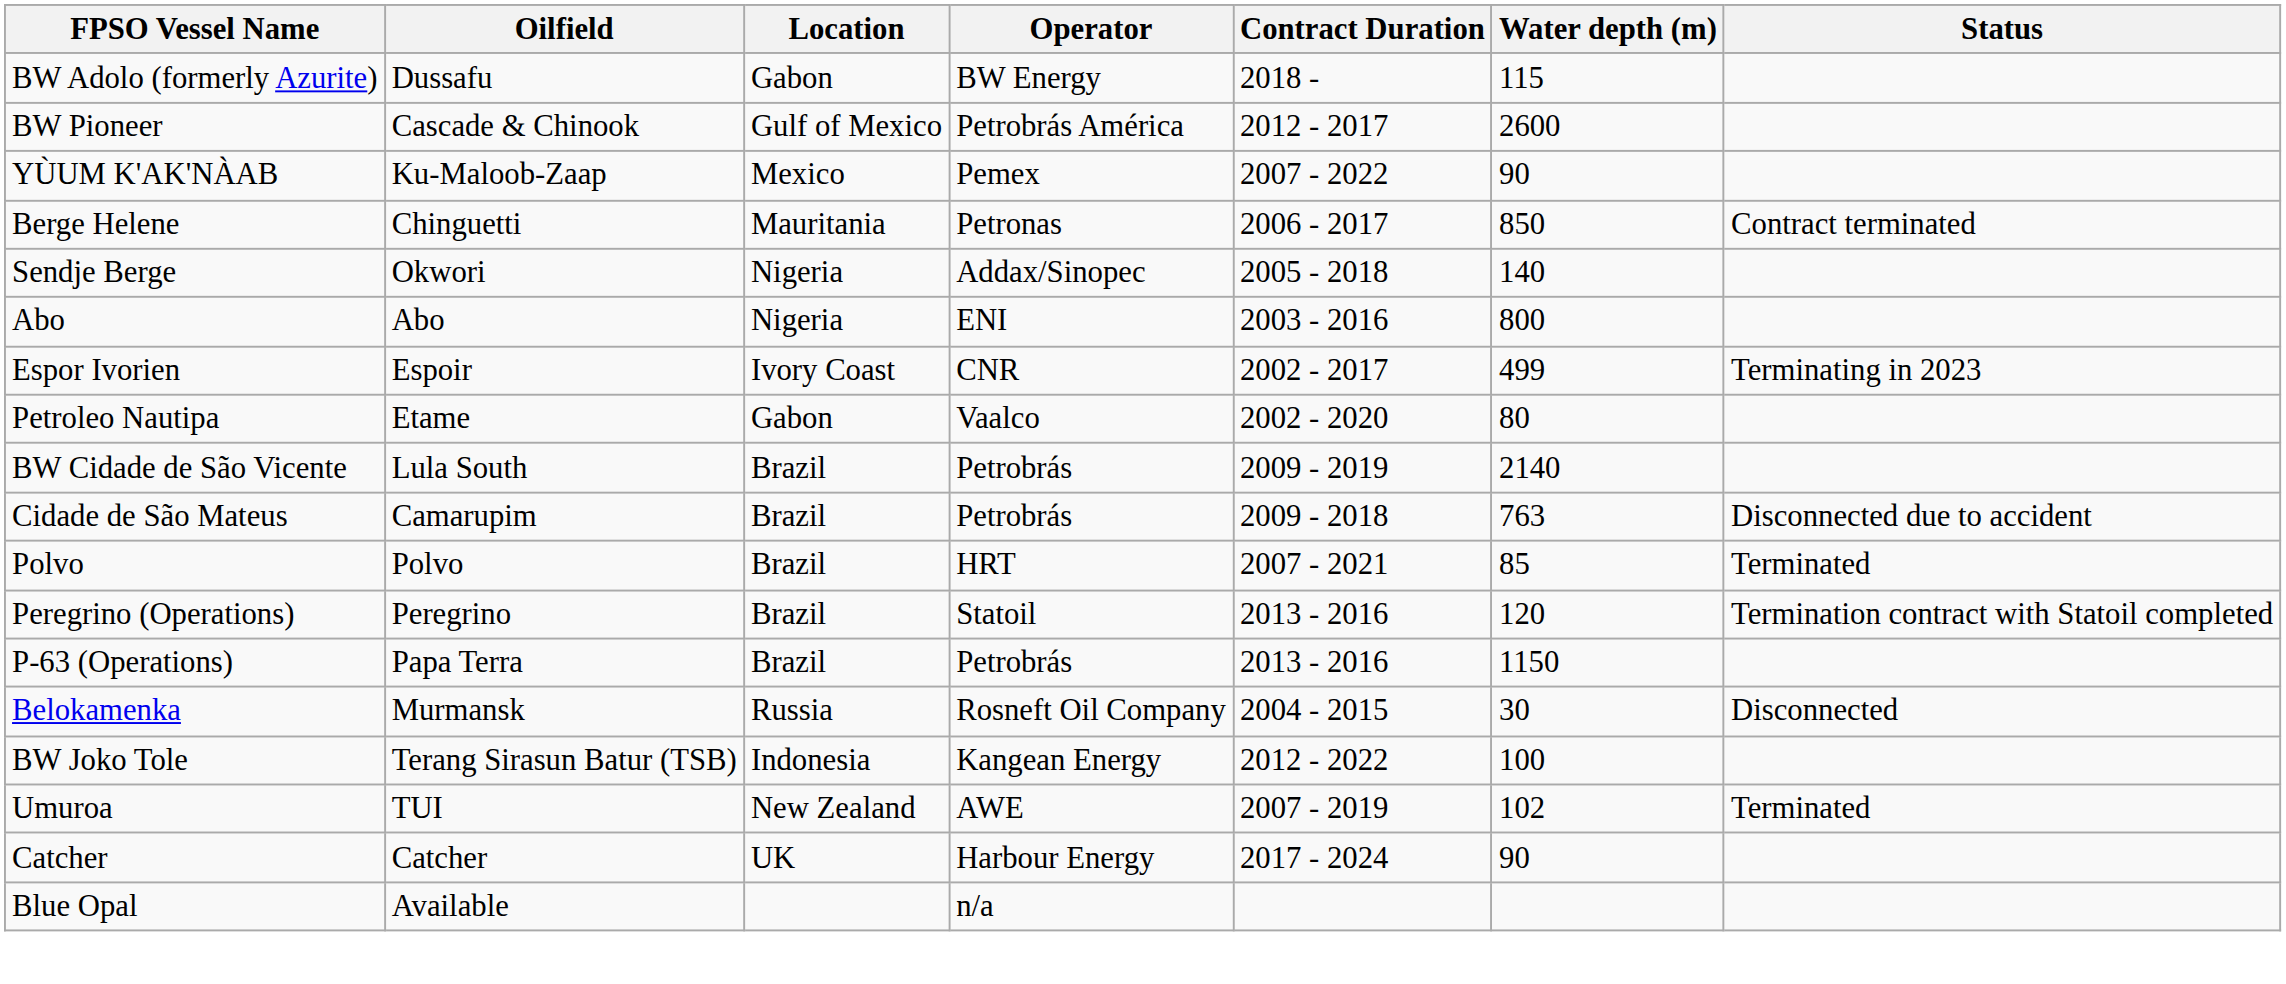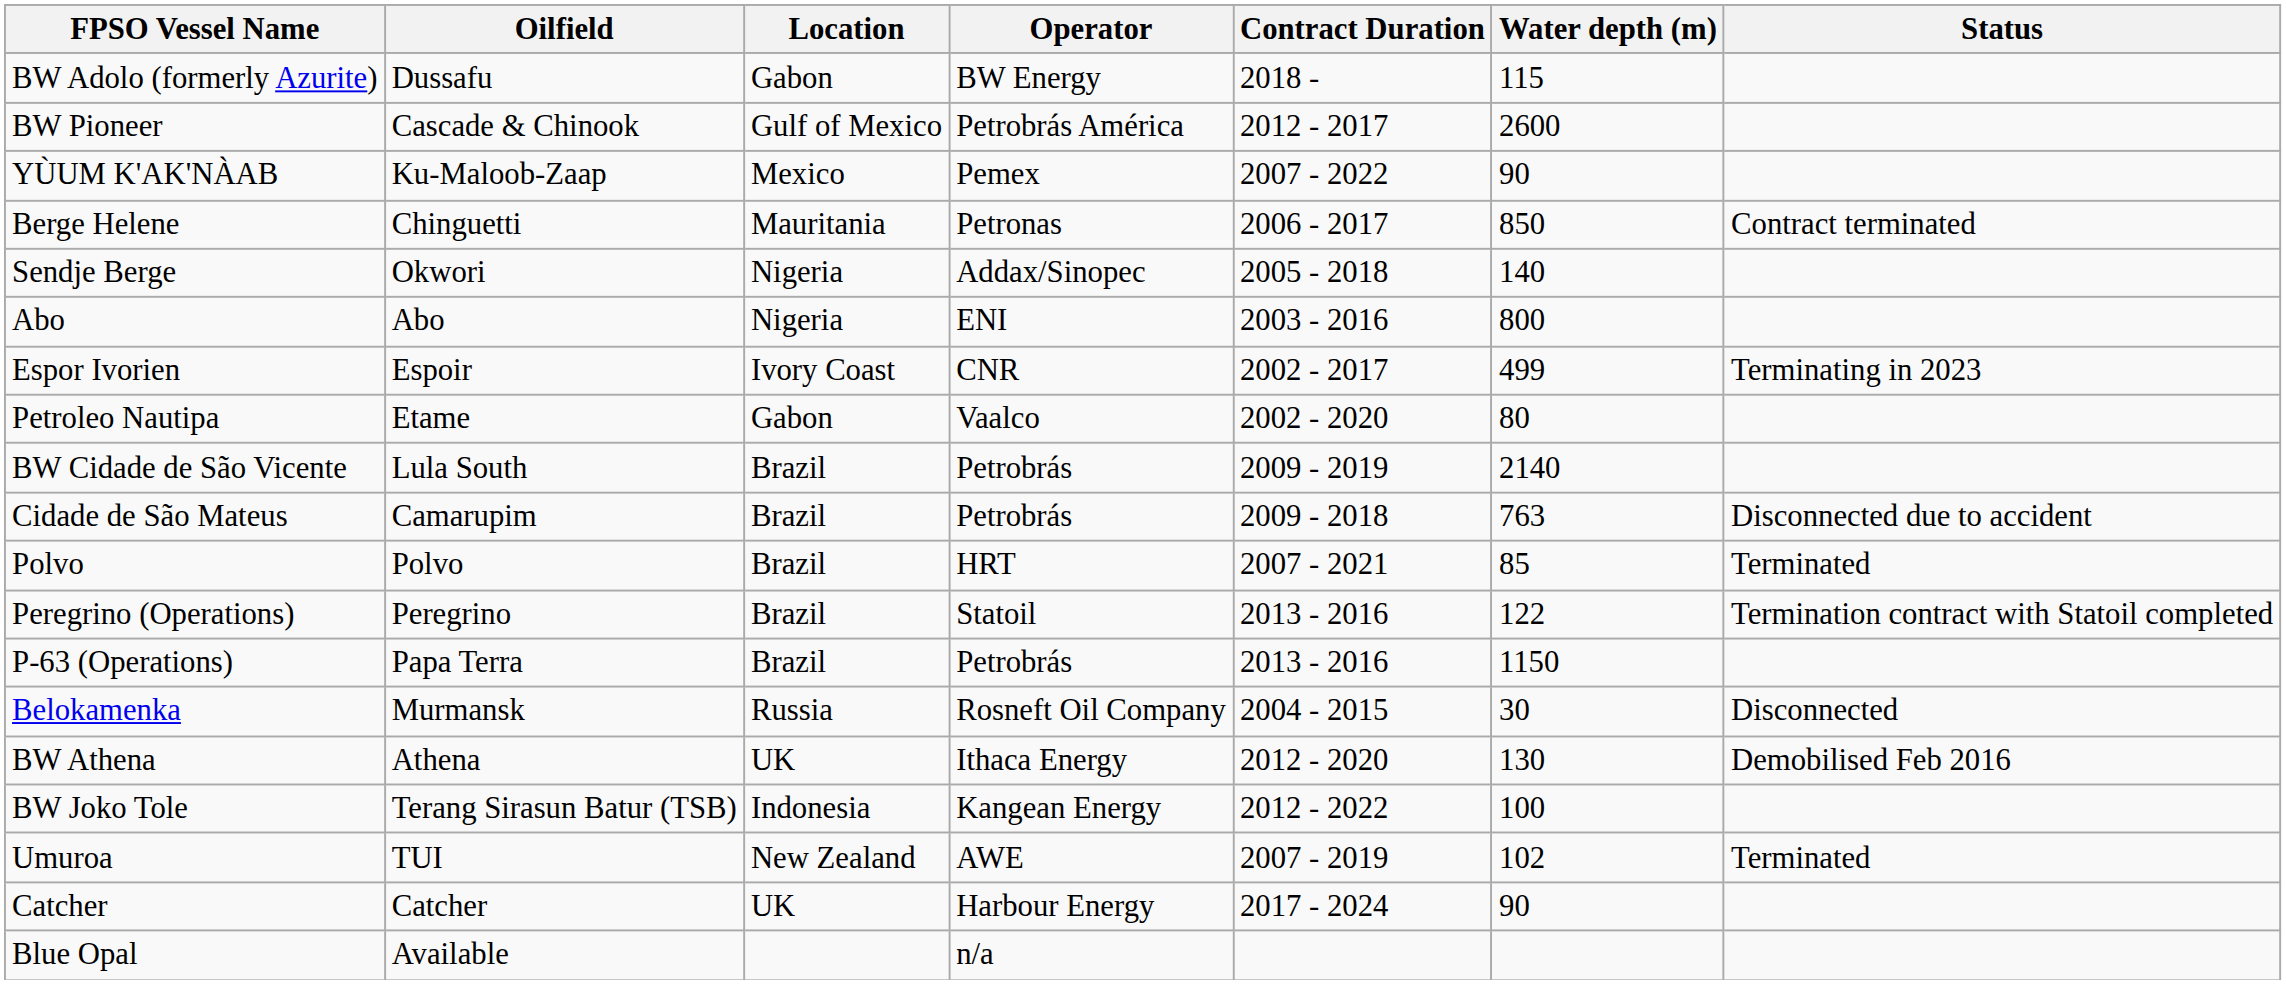(1522, 613) 120 -> (1522, 613) 122
+ row: (84, 759)
